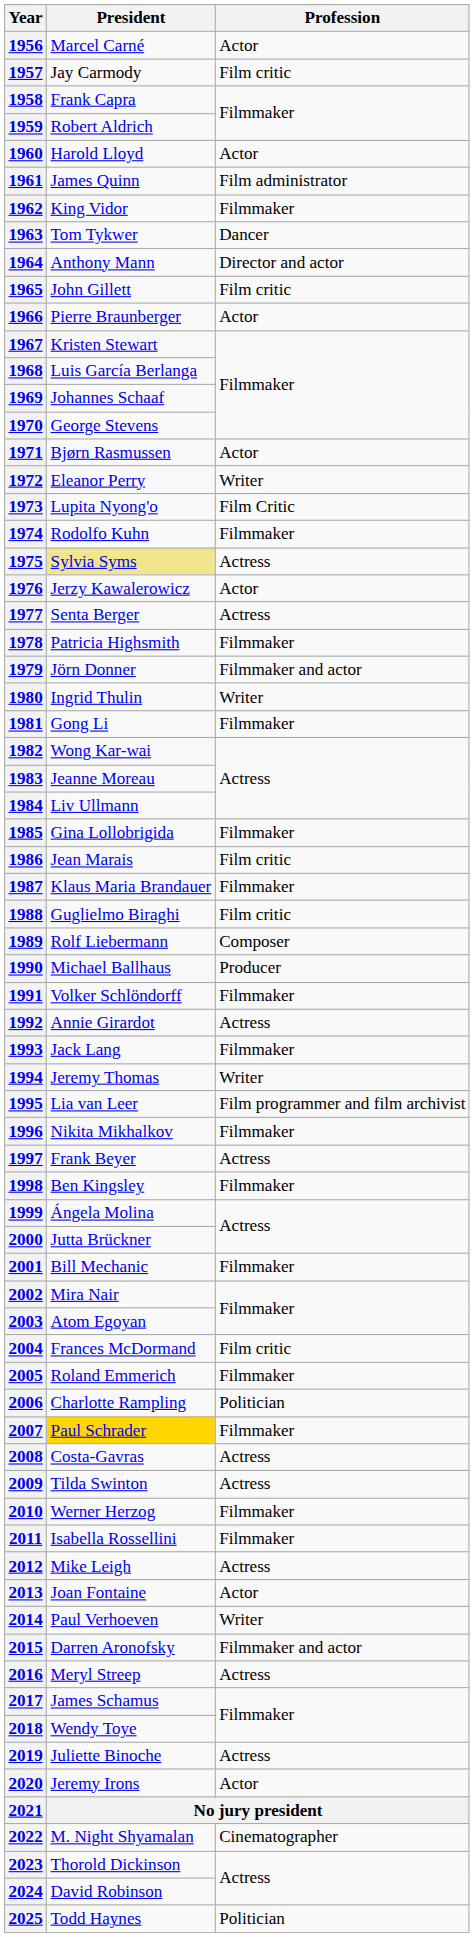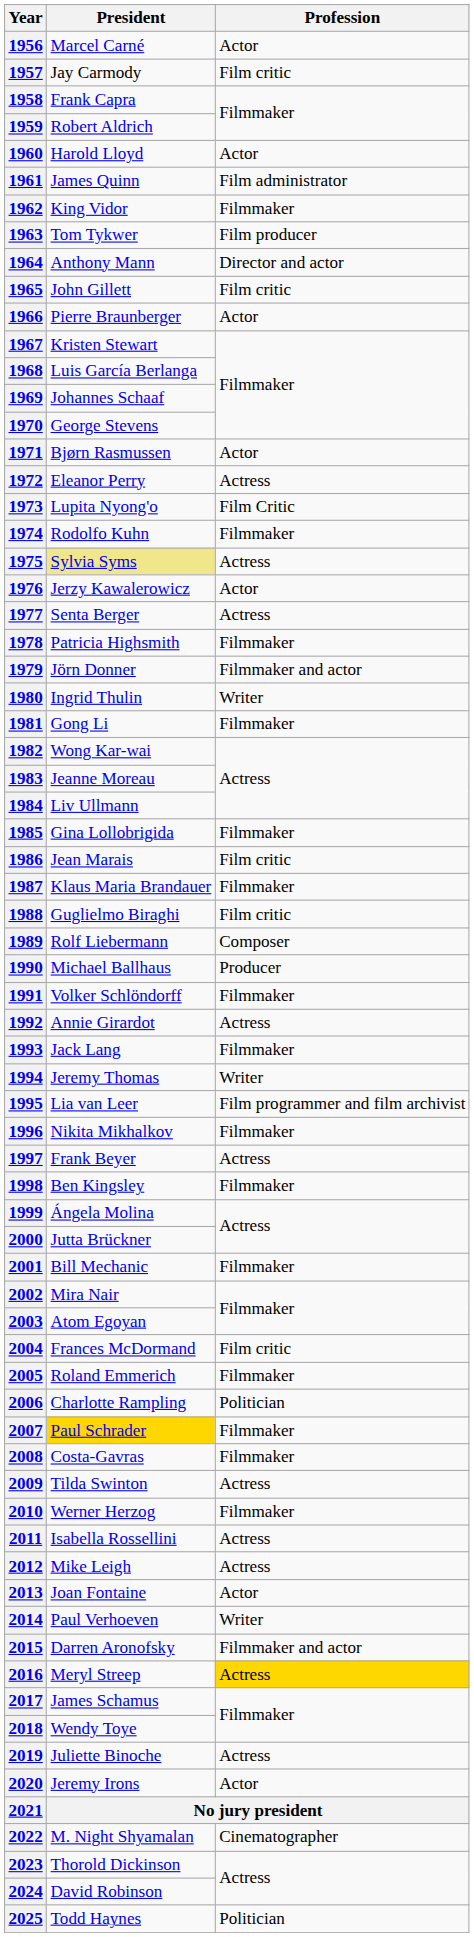(244, 235) Dancer -> (268, 235) Film producer
(241, 479) Writer -> (245, 479) Actress
(245, 1457) Actress -> (257, 1457) Filmmaker
(257, 1538) Filmmaker -> (245, 1538) Actress
(245, 1674) no background -> (245, 1674) gold background
